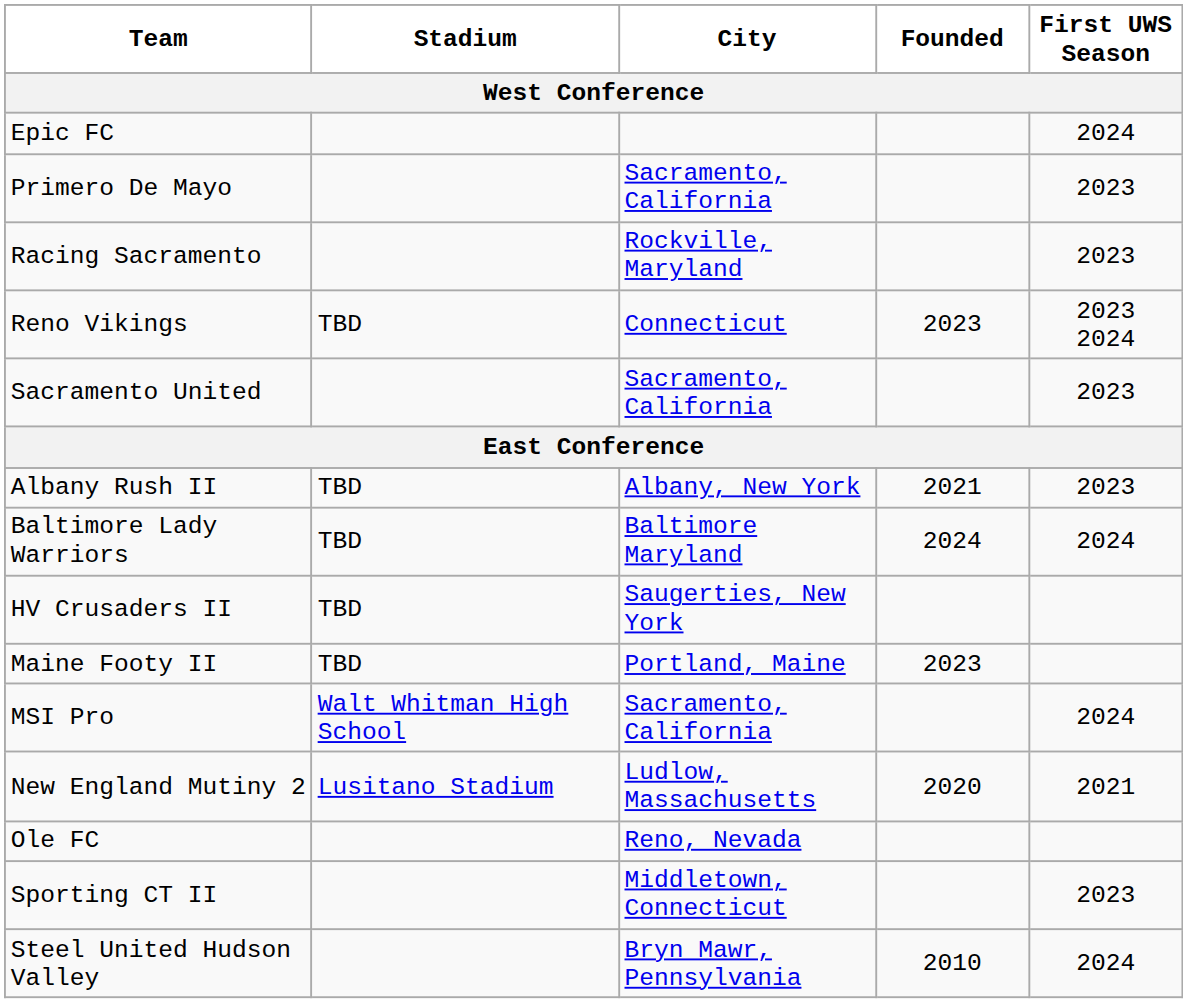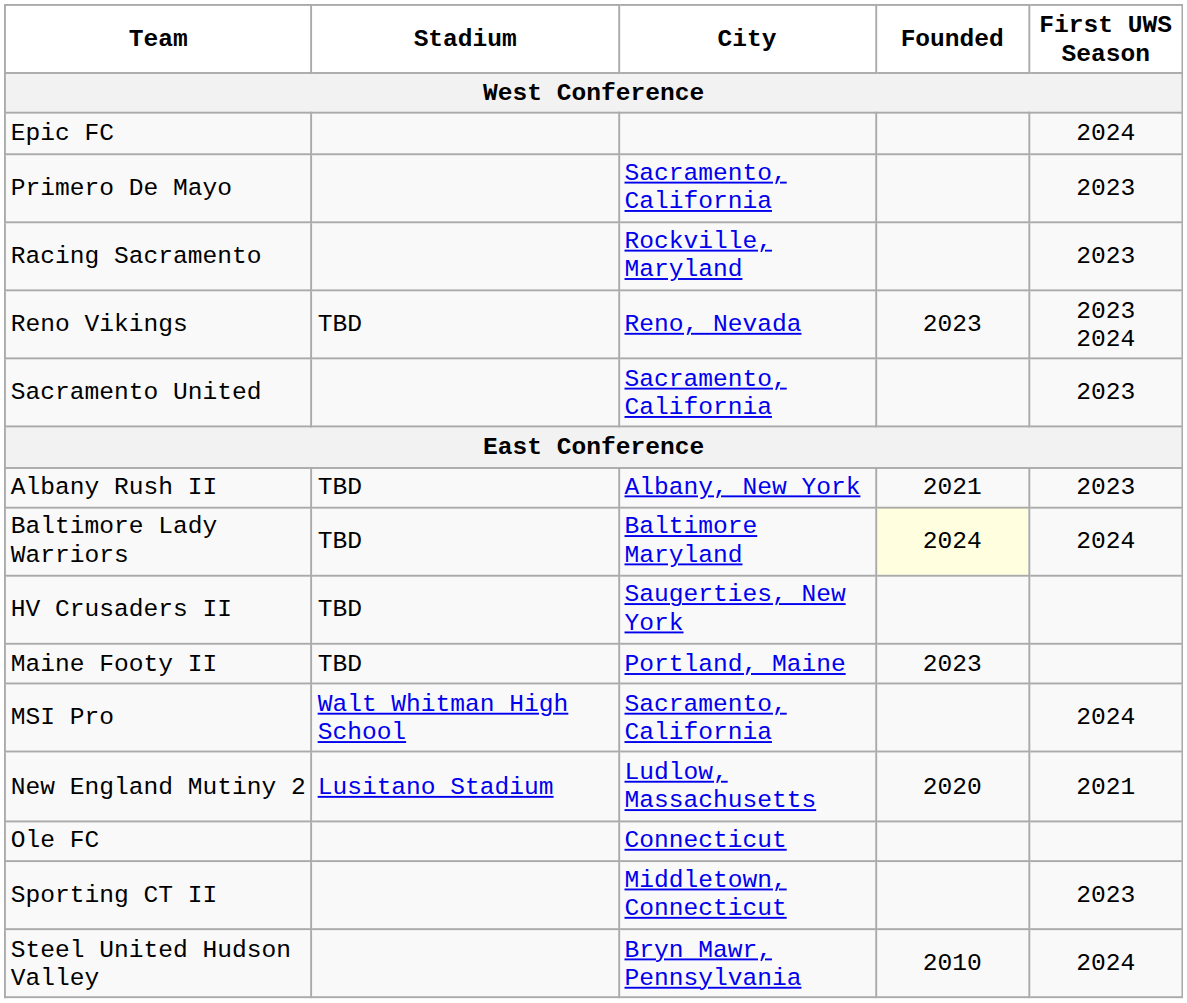(706, 324) Connecticut -> (713, 324) Reno, Nevada
(952, 541) no background -> (952, 541) lightyellow background
(713, 841) Reno, Nevada -> (706, 841) Connecticut
